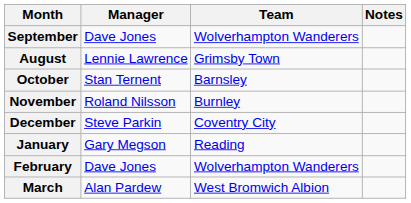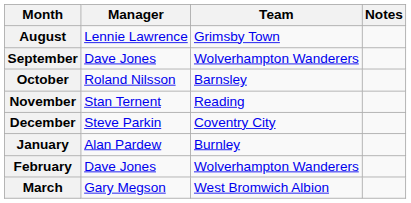rows swapped: (43, 58) <-> (43, 36)
(123, 79) Stan Ternent -> (130, 79) Roland Nilsson
(130, 101) Roland Nilsson -> (123, 101) Stan Ternent
(217, 101) Burnley -> (219, 101) Reading
(125, 144) Gary Megson -> (123, 144) Alan Pardew
(219, 144) Reading -> (217, 144) Burnley
(123, 187) Alan Pardew -> (125, 187) Gary Megson
